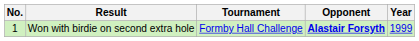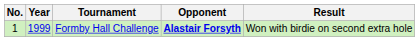columns swapped: (401, 13) <-> (111, 13)
